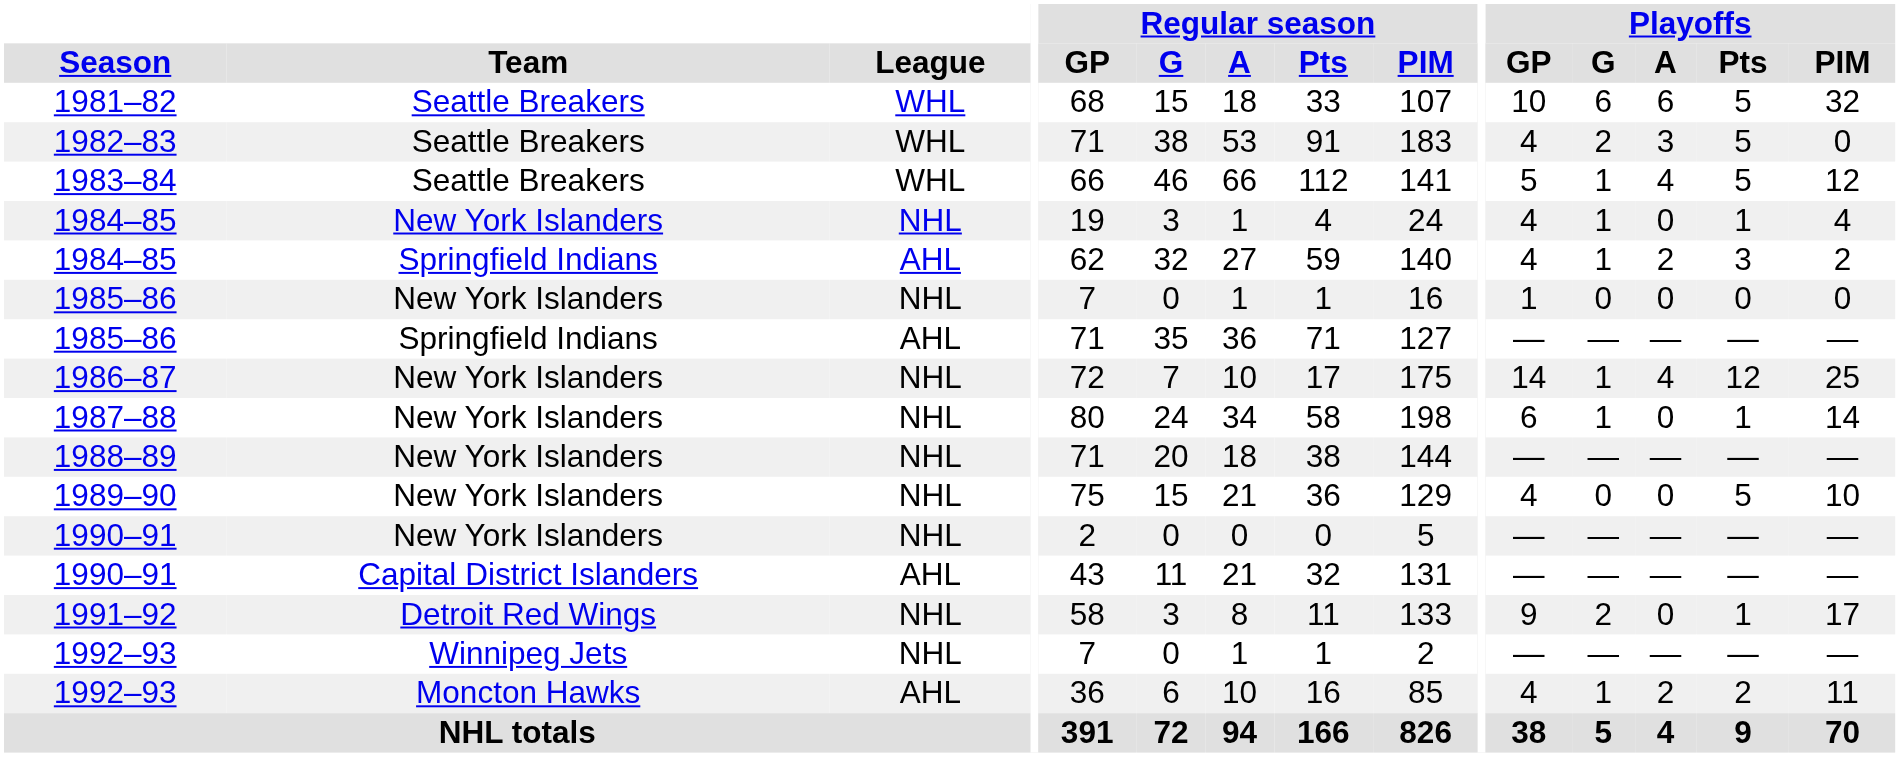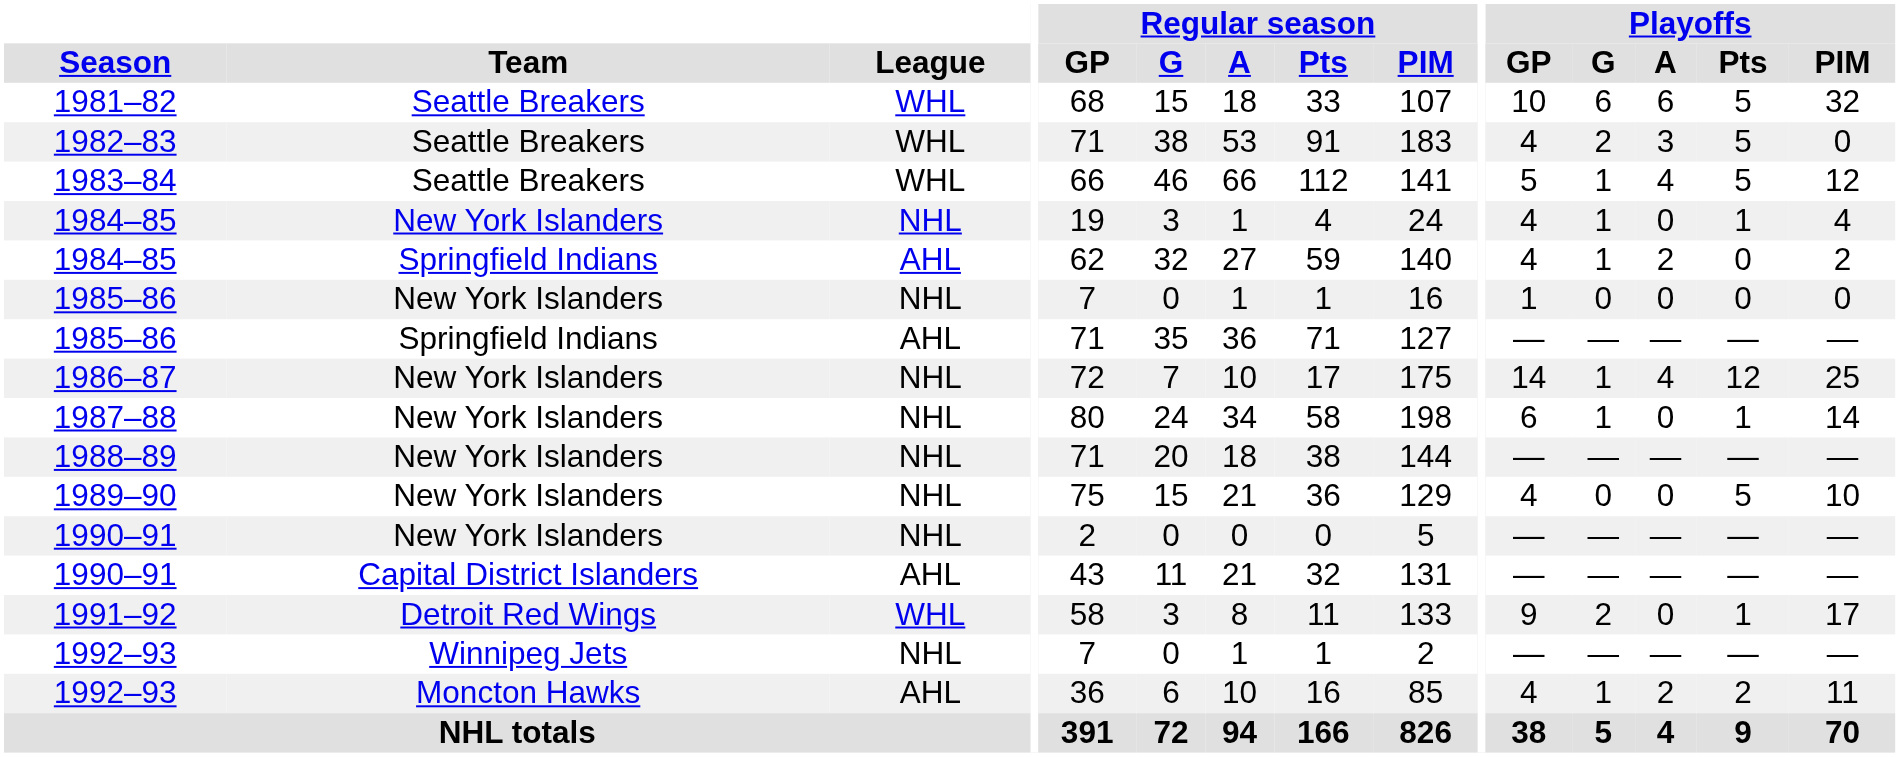(1743, 259) 3 -> (1743, 259) 0
(930, 614) NHL -> (930, 614) WHL
